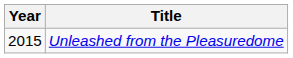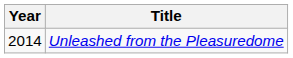(25, 40) 2015 -> (25, 40) 2014
